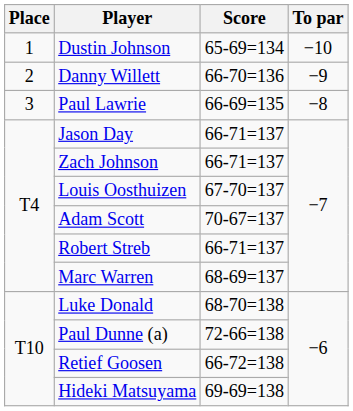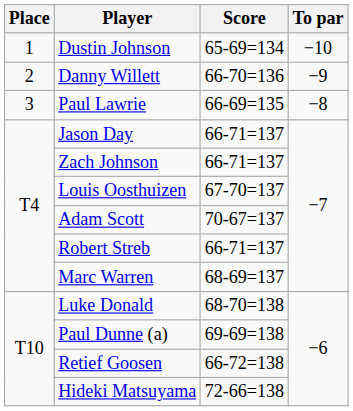(244, 334) 72-66=138 -> (244, 334) 69-69=138
(244, 391) 69-69=138 -> (244, 391) 72-66=138
